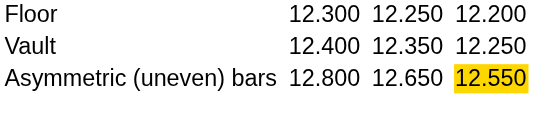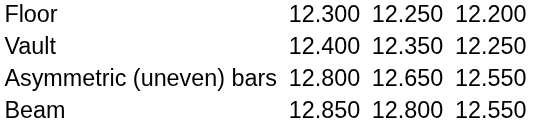(491, 78) gold background -> (491, 78) no background
+ row: (35, 110)
